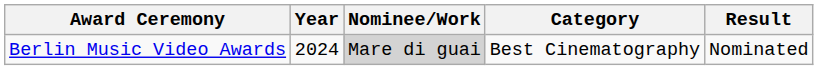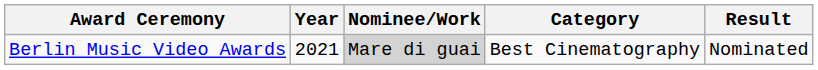(317, 50) 2024 -> (317, 50) 2021
